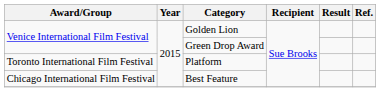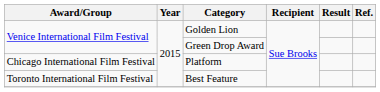(80, 62) Toronto International Film Festival -> (81, 62) Chicago International Film Festival
(81, 78) Chicago International Film Festival -> (80, 78) Toronto International Film Festival
